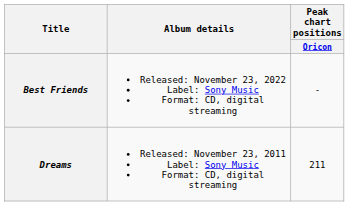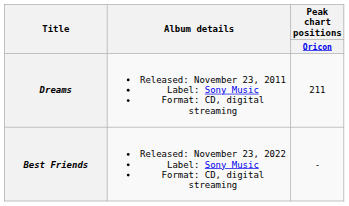rows swapped: (56, 164) <-> (56, 90)
